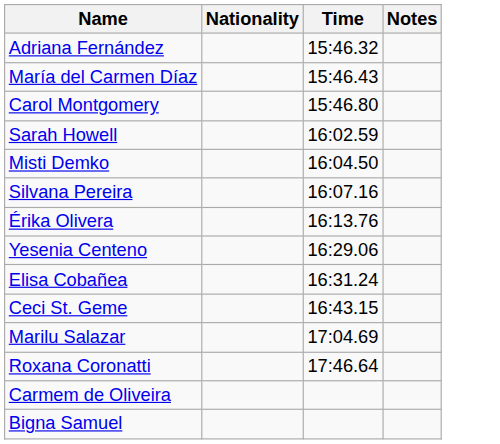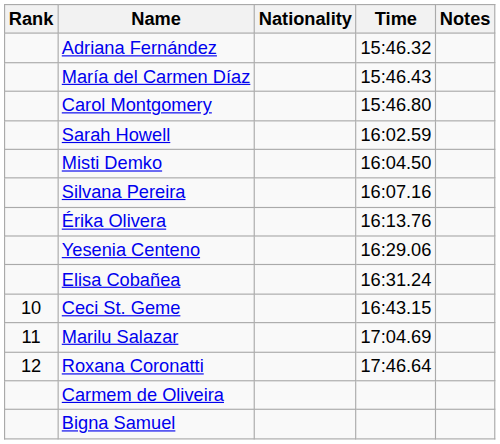+ column: (31, 18)
